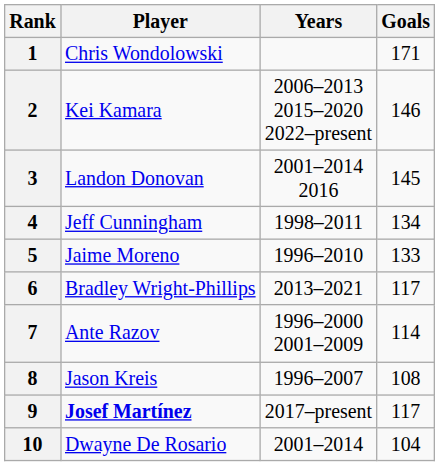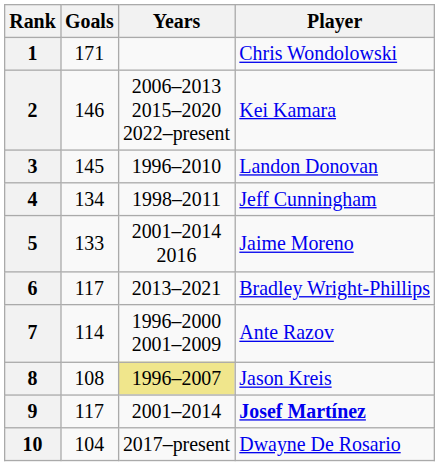columns swapped: (160, 21) <-> (406, 21)
(318, 178) 2001–2014 2016 -> (176, 166) 1996–2010
(318, 256) 1996–2010 -> (176, 244) 2001–2014 2016
(318, 378) no background -> (176, 378) khaki background
(318, 410) 2017–present -> (176, 410) 2001–2014
(318, 443) 2001–2014 -> (177, 443) 2017–present
